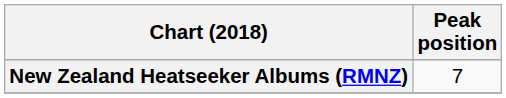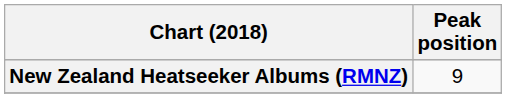(457, 76) 7 -> (457, 76) 9
